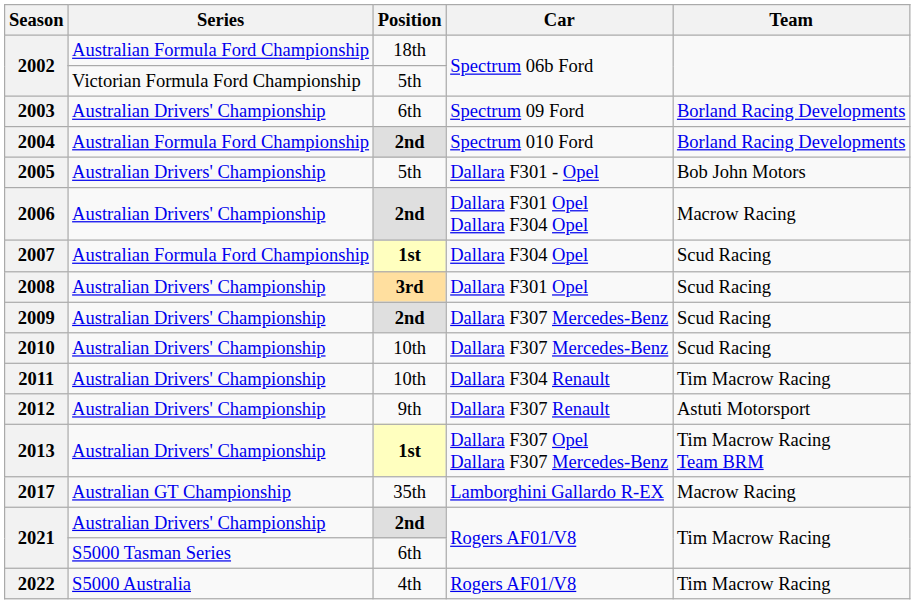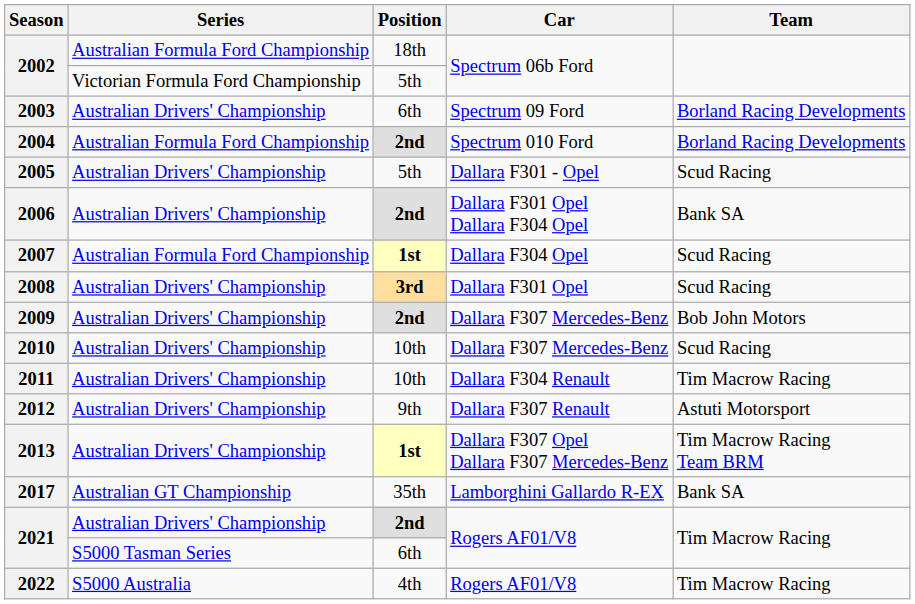(741, 172) Bob John Motors -> (724, 172) Scud Racing
(736, 214) Macrow Racing -> (711, 214) Bank SA
(724, 317) Scud Racing -> (741, 317) Bob John Motors
(736, 491) Macrow Racing -> (711, 491) Bank SA
